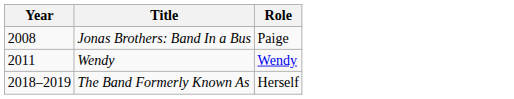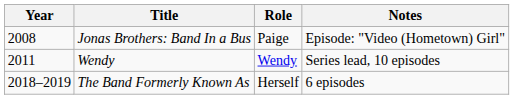+ column: (405, 15)
